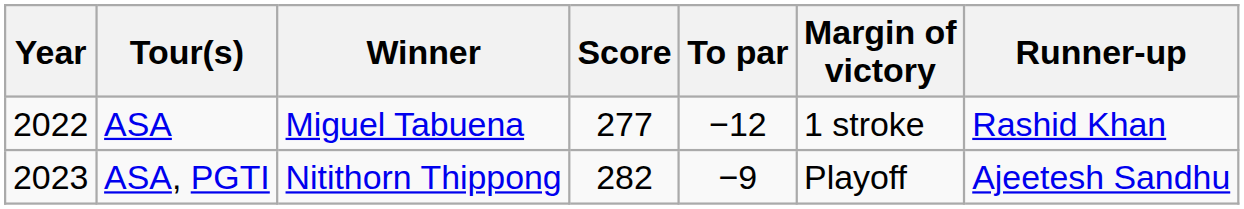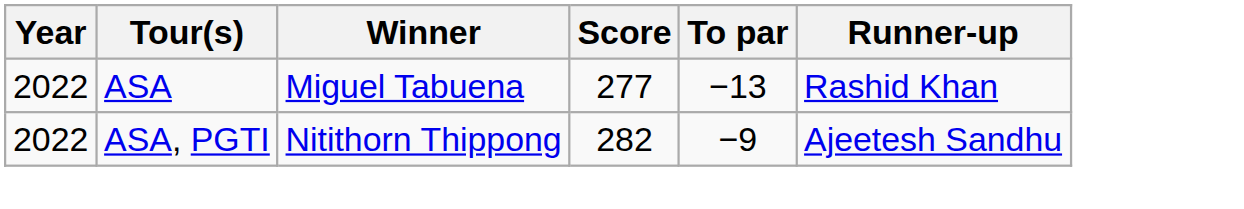- column: (880, 51)
(738, 124) −12 -> (738, 86) −13
(51, 177) 2023 -> (51, 139) 2022
